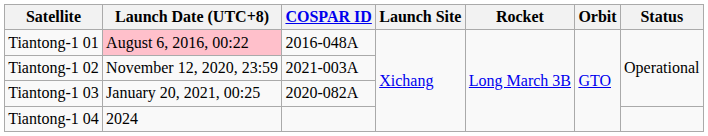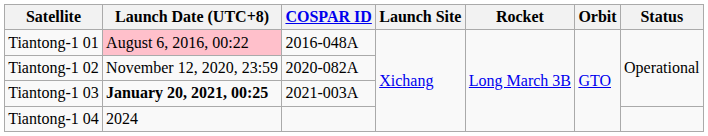(322, 67) 2021-003A -> (322, 67) 2020-082A
(183, 93) normal -> (187, 93) bold
(322, 93) 2020-082A -> (322, 93) 2021-003A
